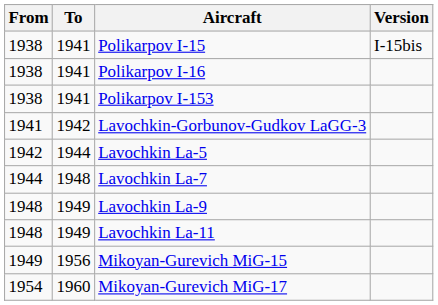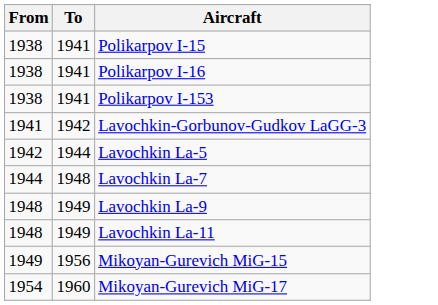- column: (401, 17)
